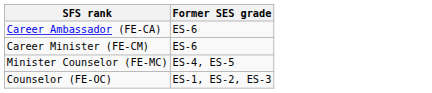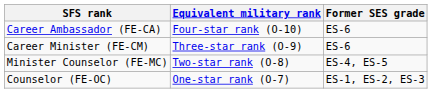+ column: (247, 13)
